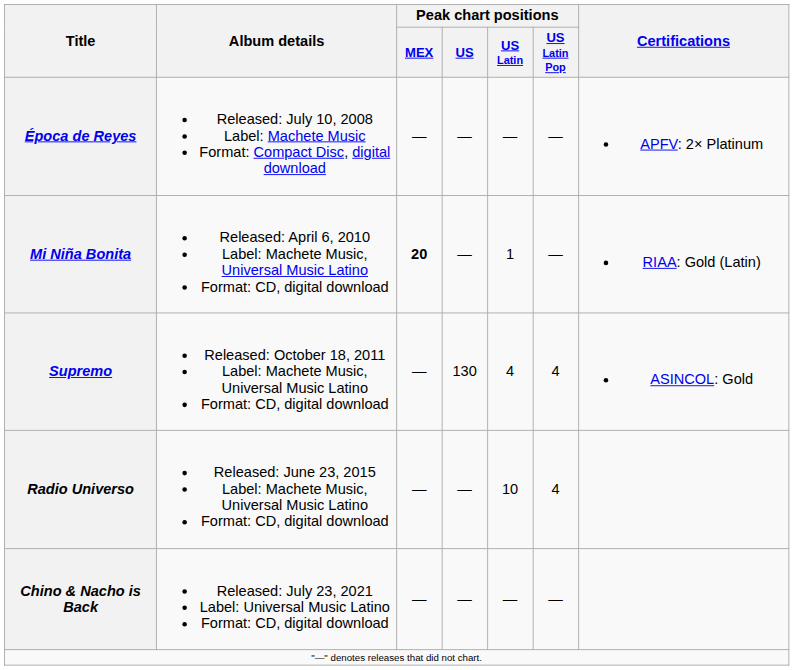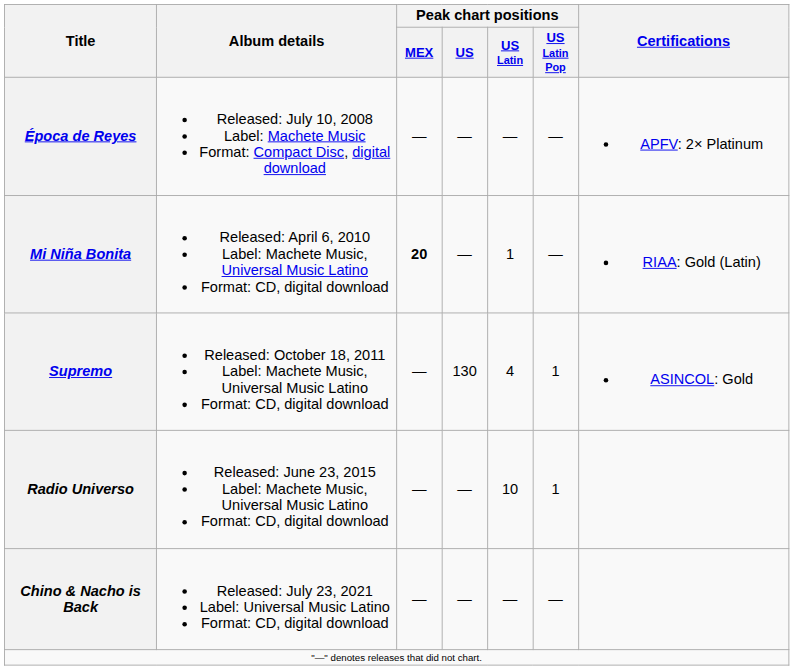(555, 371) 4 -> (555, 371) 1
(555, 489) 4 -> (555, 489) 1
